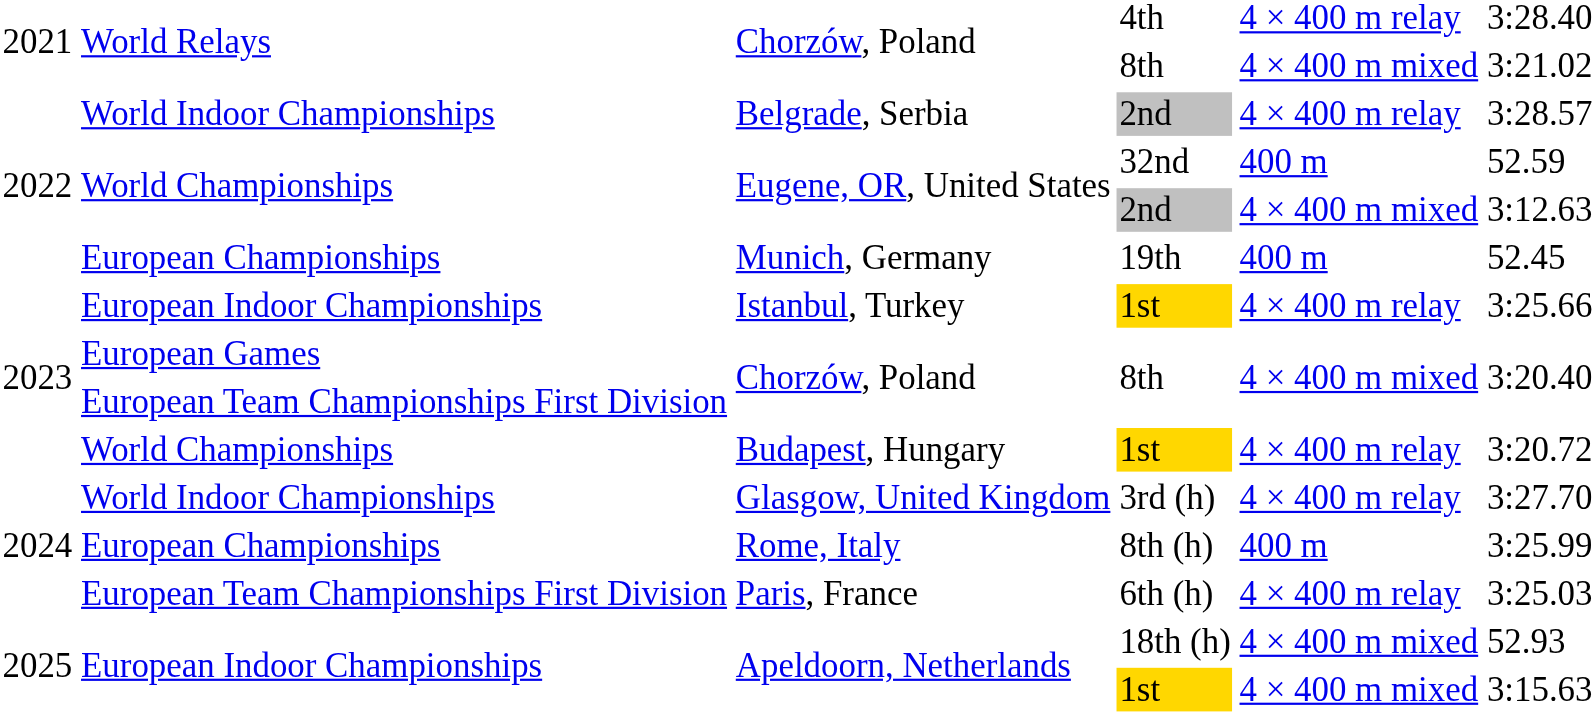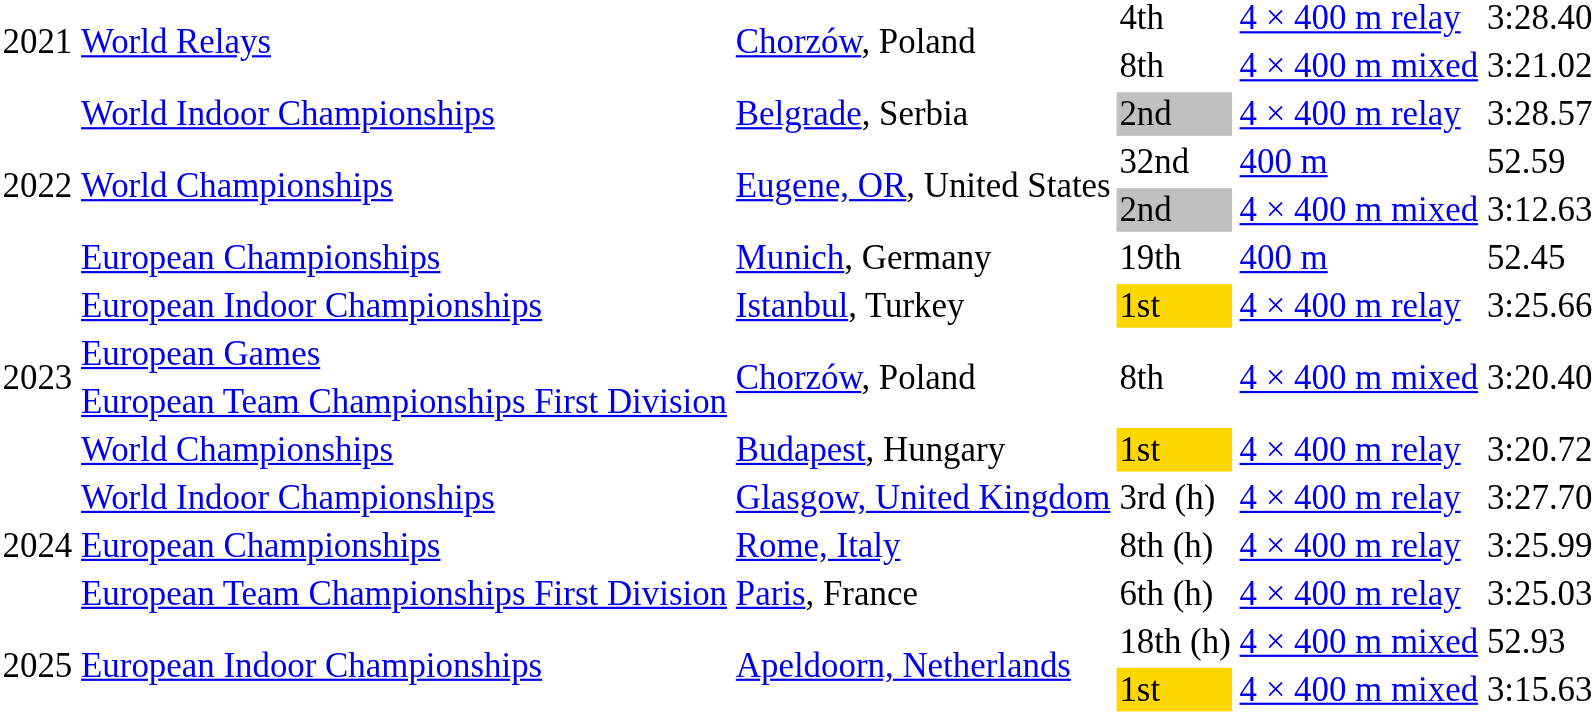(1284, 545) 400 m -> (1350, 545) 4 × 400 m relay
